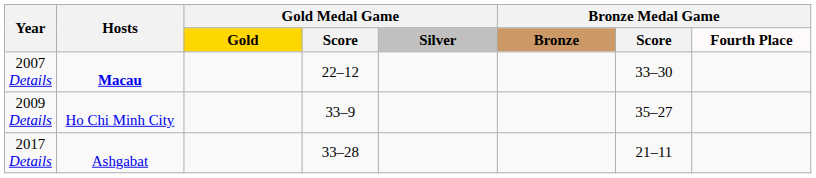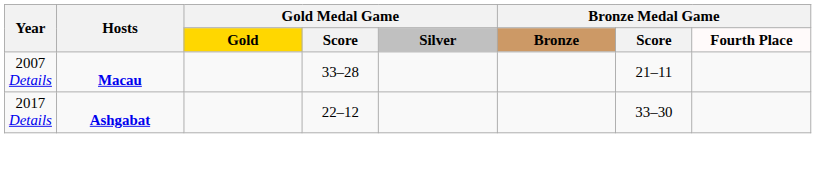(340, 71) 22–12 -> (340, 71) 33–28
(654, 71) 33–30 -> (654, 71) 21–11
- row: (30, 112)
(120, 160) normal -> (120, 120) bold
(340, 152) 33–28 -> (340, 112) 22–12
(654, 152) 21–11 -> (654, 112) 33–30
